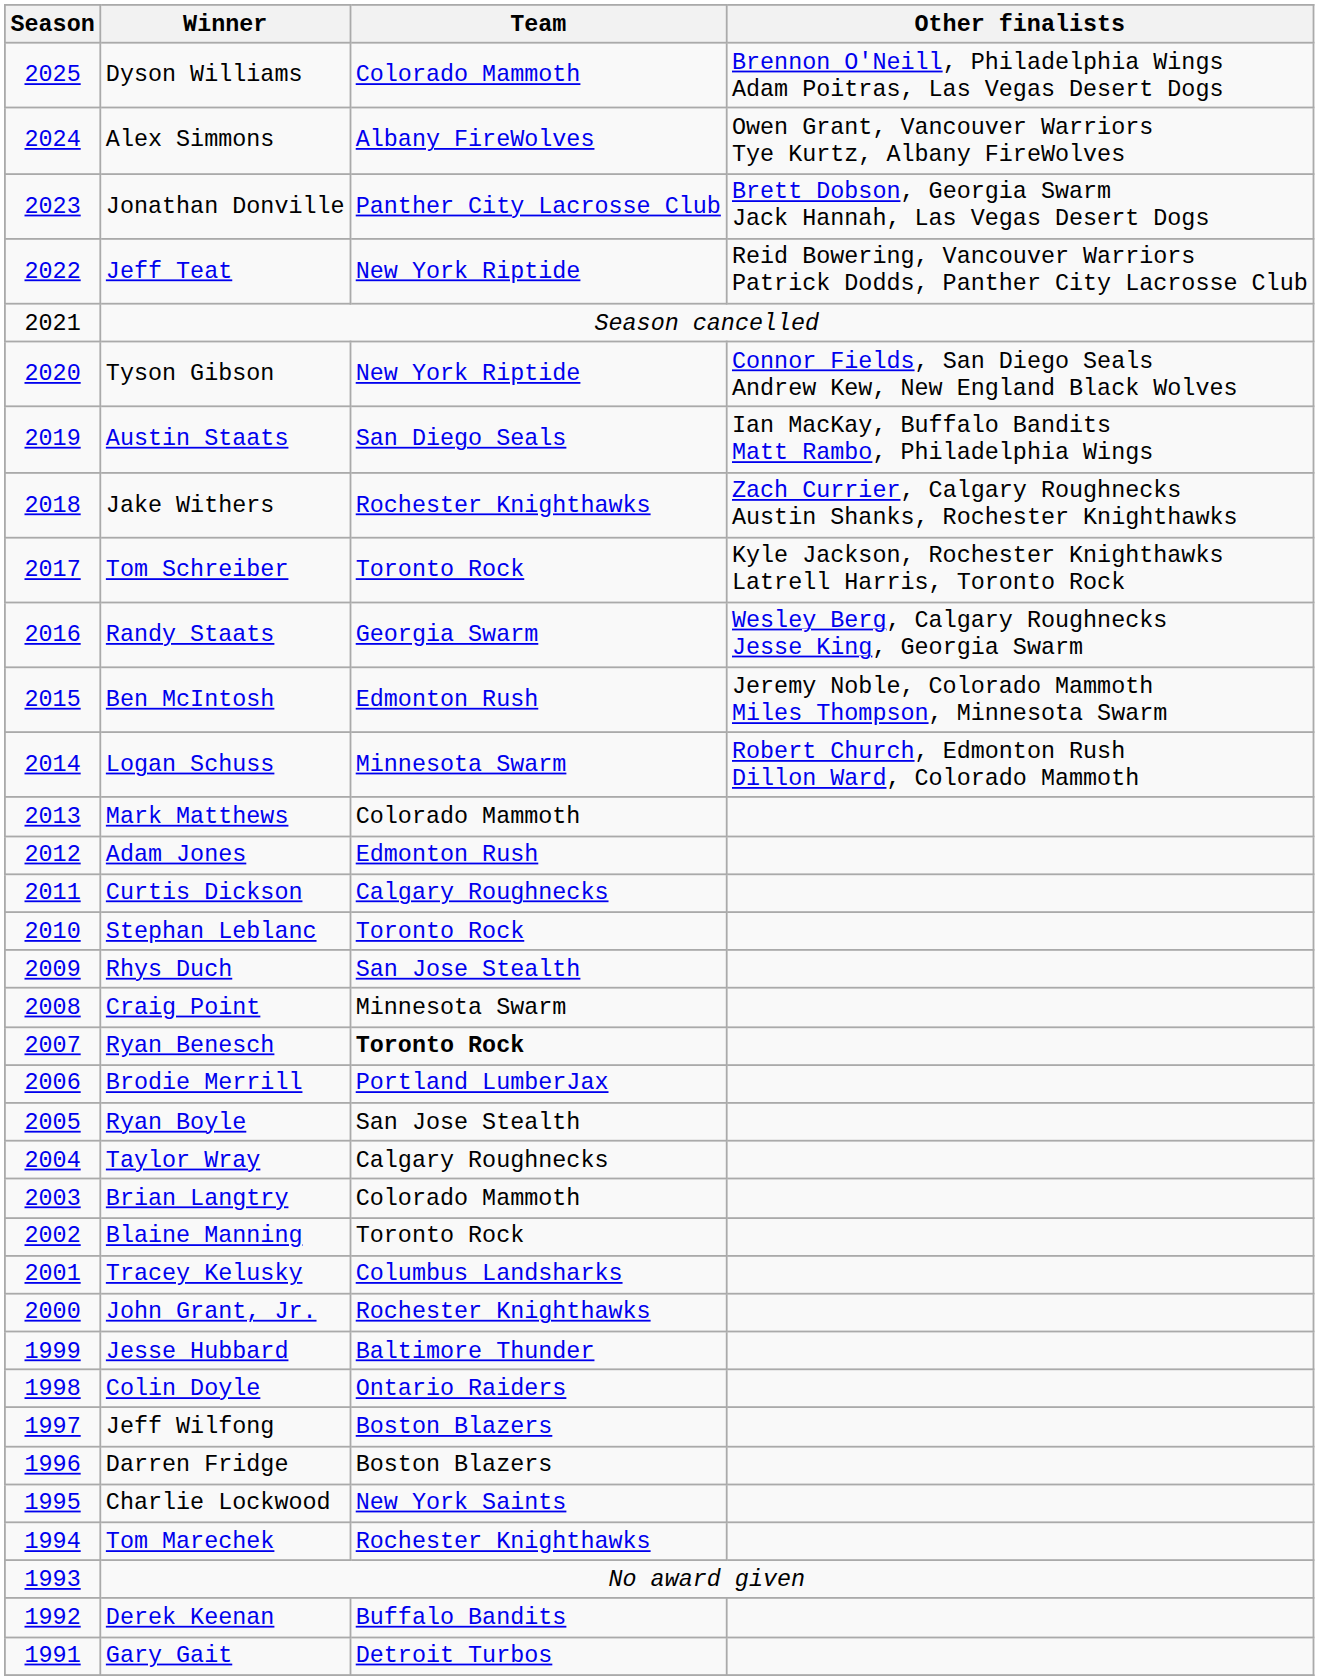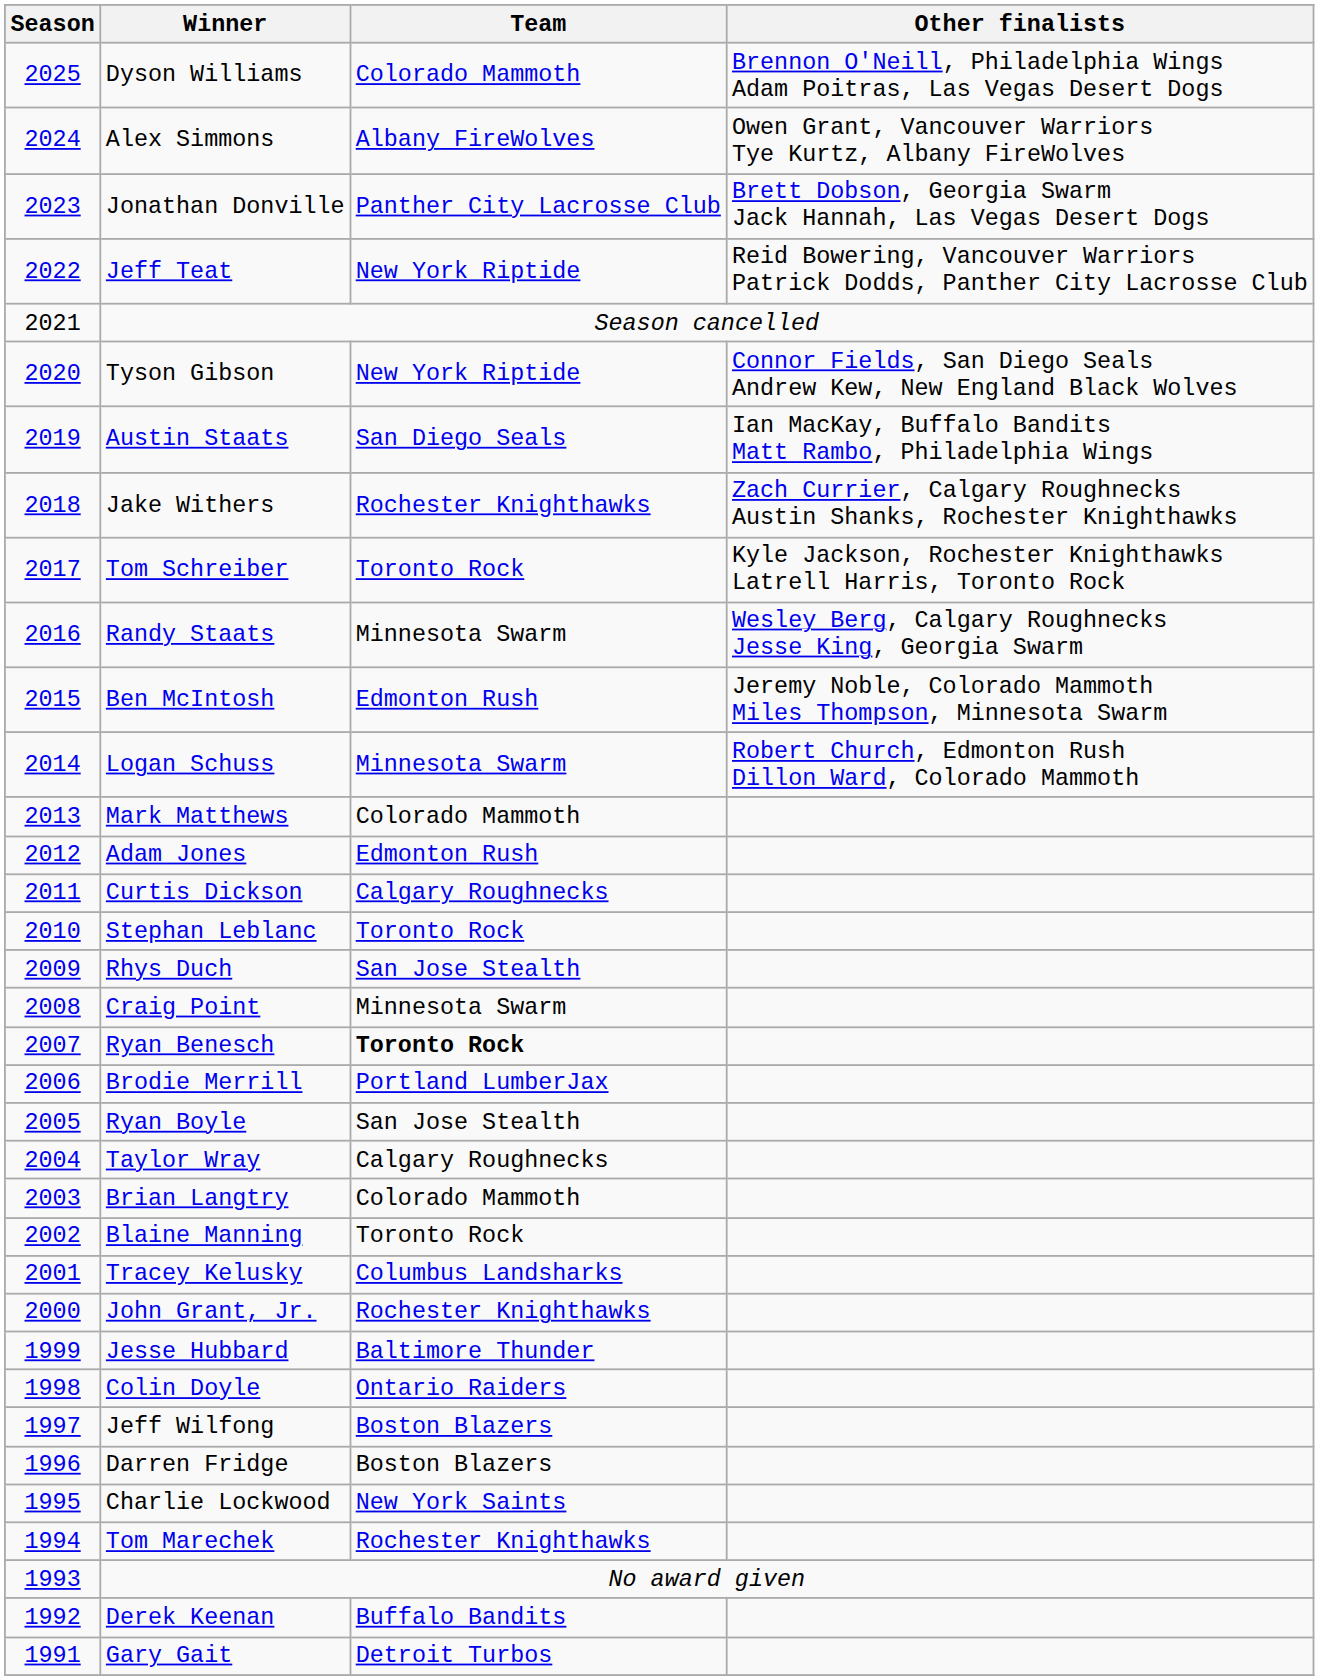(447, 635) Georgia Swarm -> (461, 635) Minnesota Swarm
